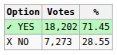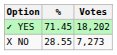columns swapped: (61, 12) <-> (96, 12)
